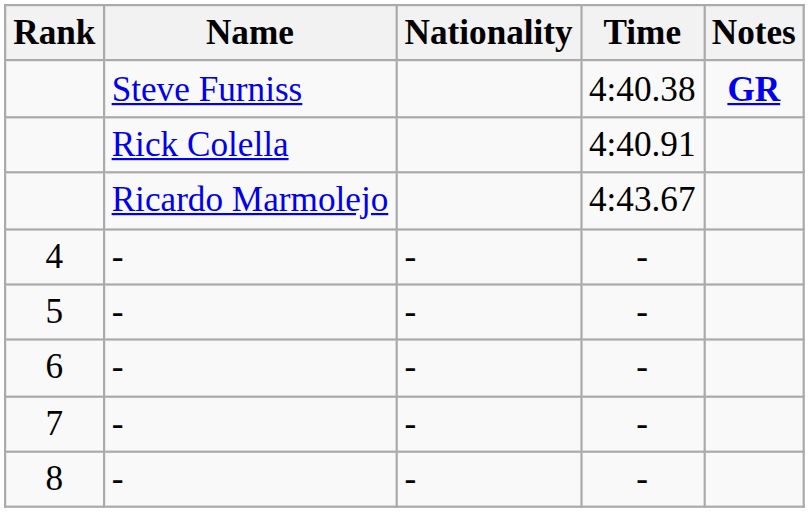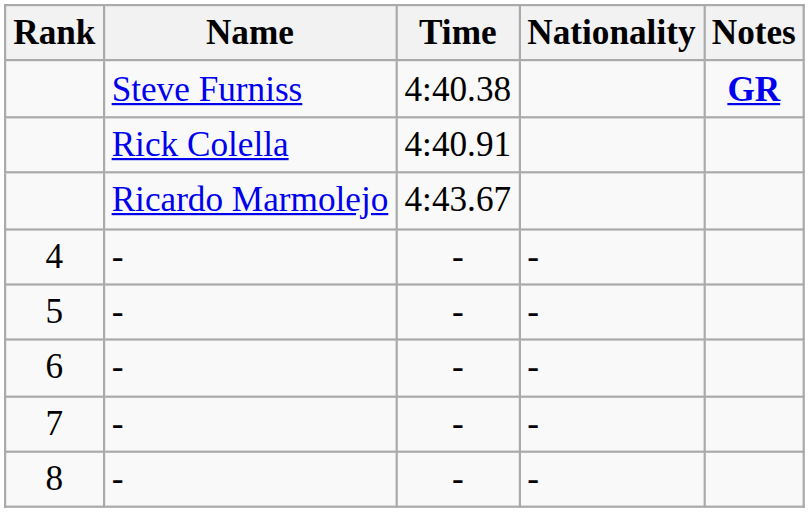columns swapped: (489, 32) <-> (642, 32)
